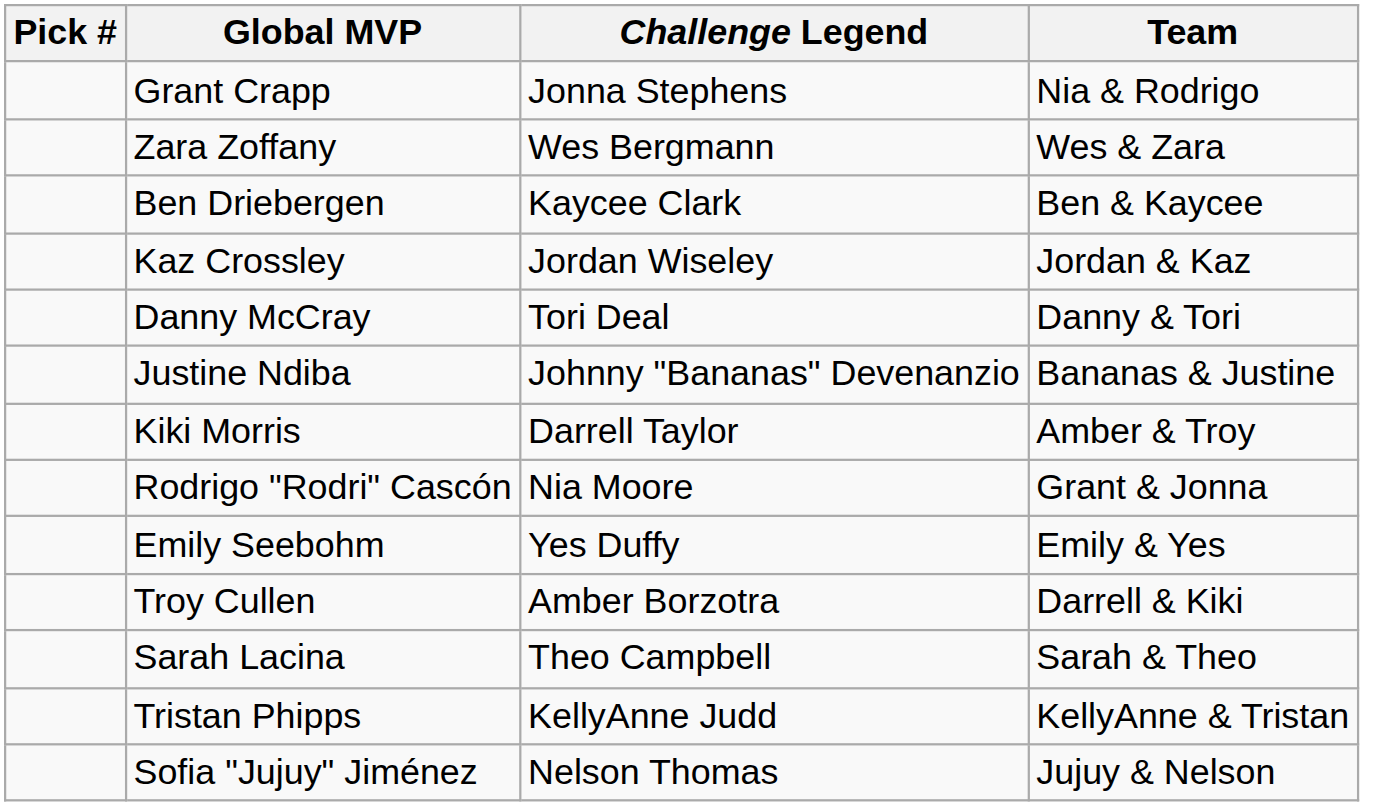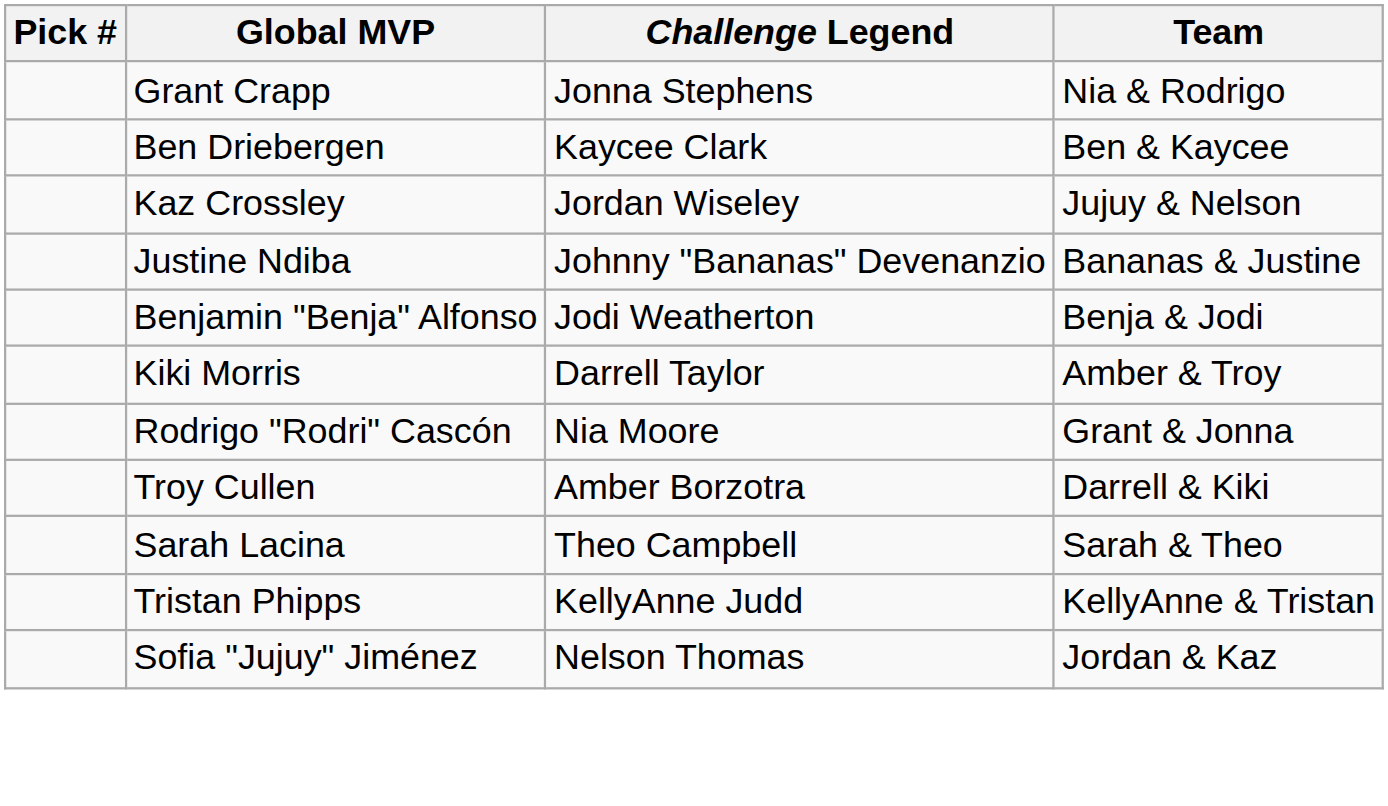- row: (235, 146)
(1144, 260) Jordan & Kaz -> (1182, 203) Jujuy & Nelson
- row: (252, 317)
+ row: (336, 317)
- row: (259, 544)
(1156, 771) Jujuy & Nelson -> (1170, 658) Jordan & Kaz
